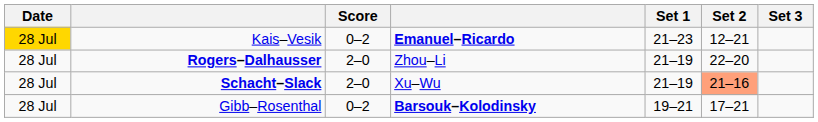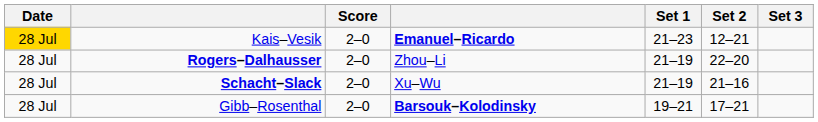(358, 39) 0–2 -> (358, 39) 2–0
(729, 84) lightsalmon background -> (729, 84) no background
(358, 106) 0–2 -> (358, 106) 2–0
